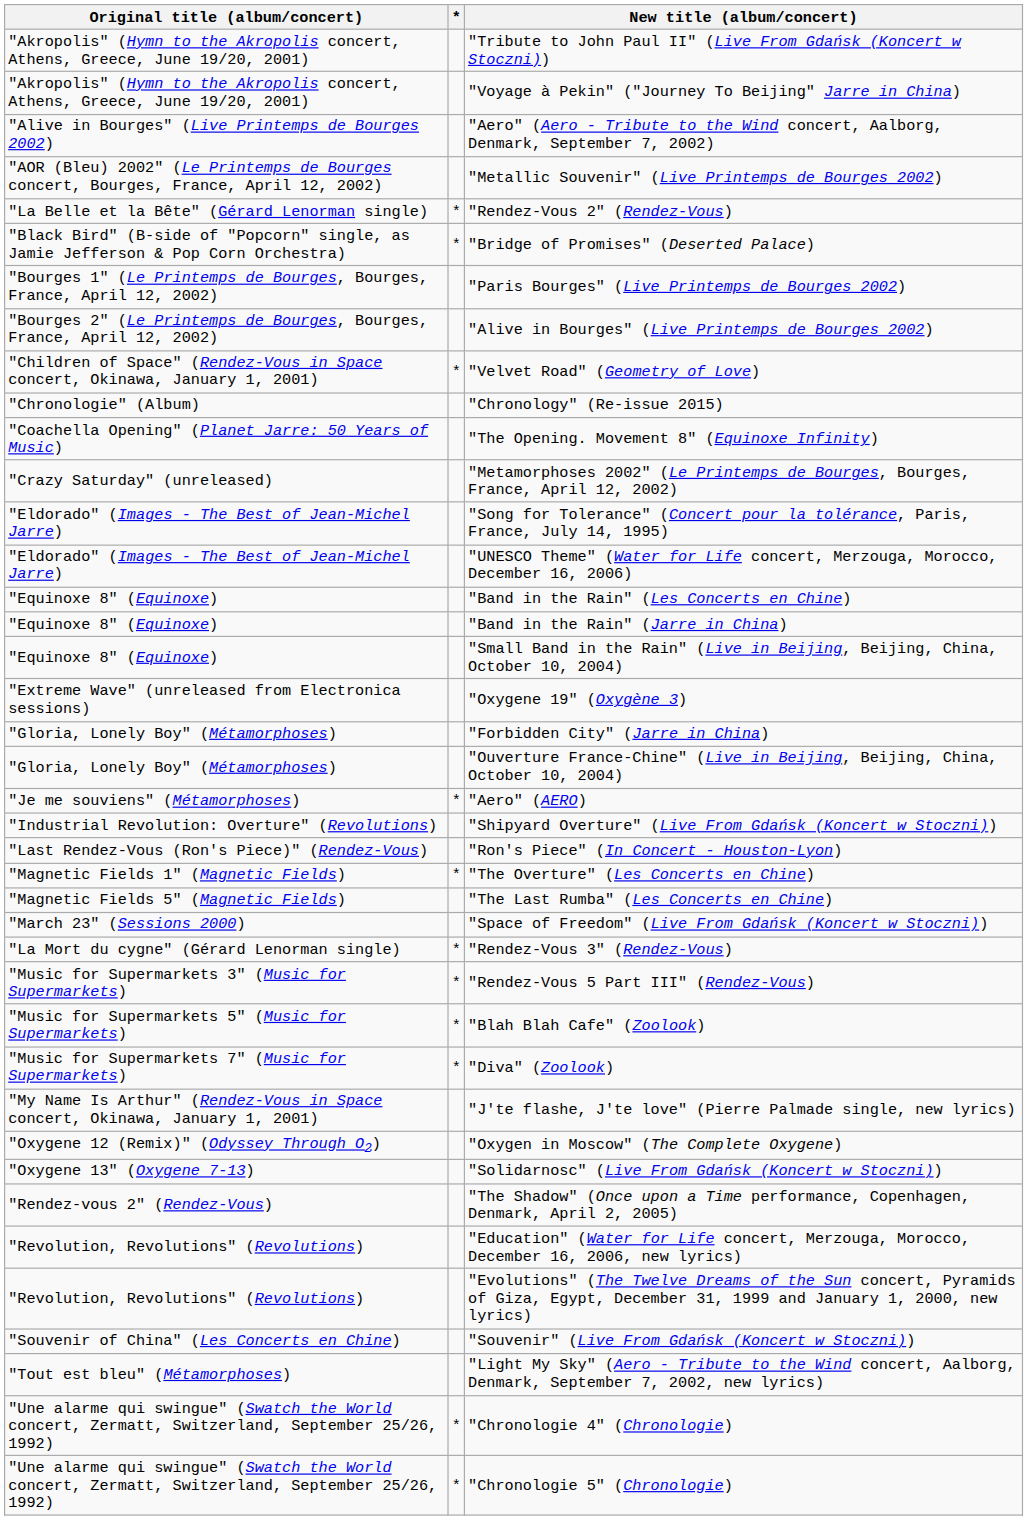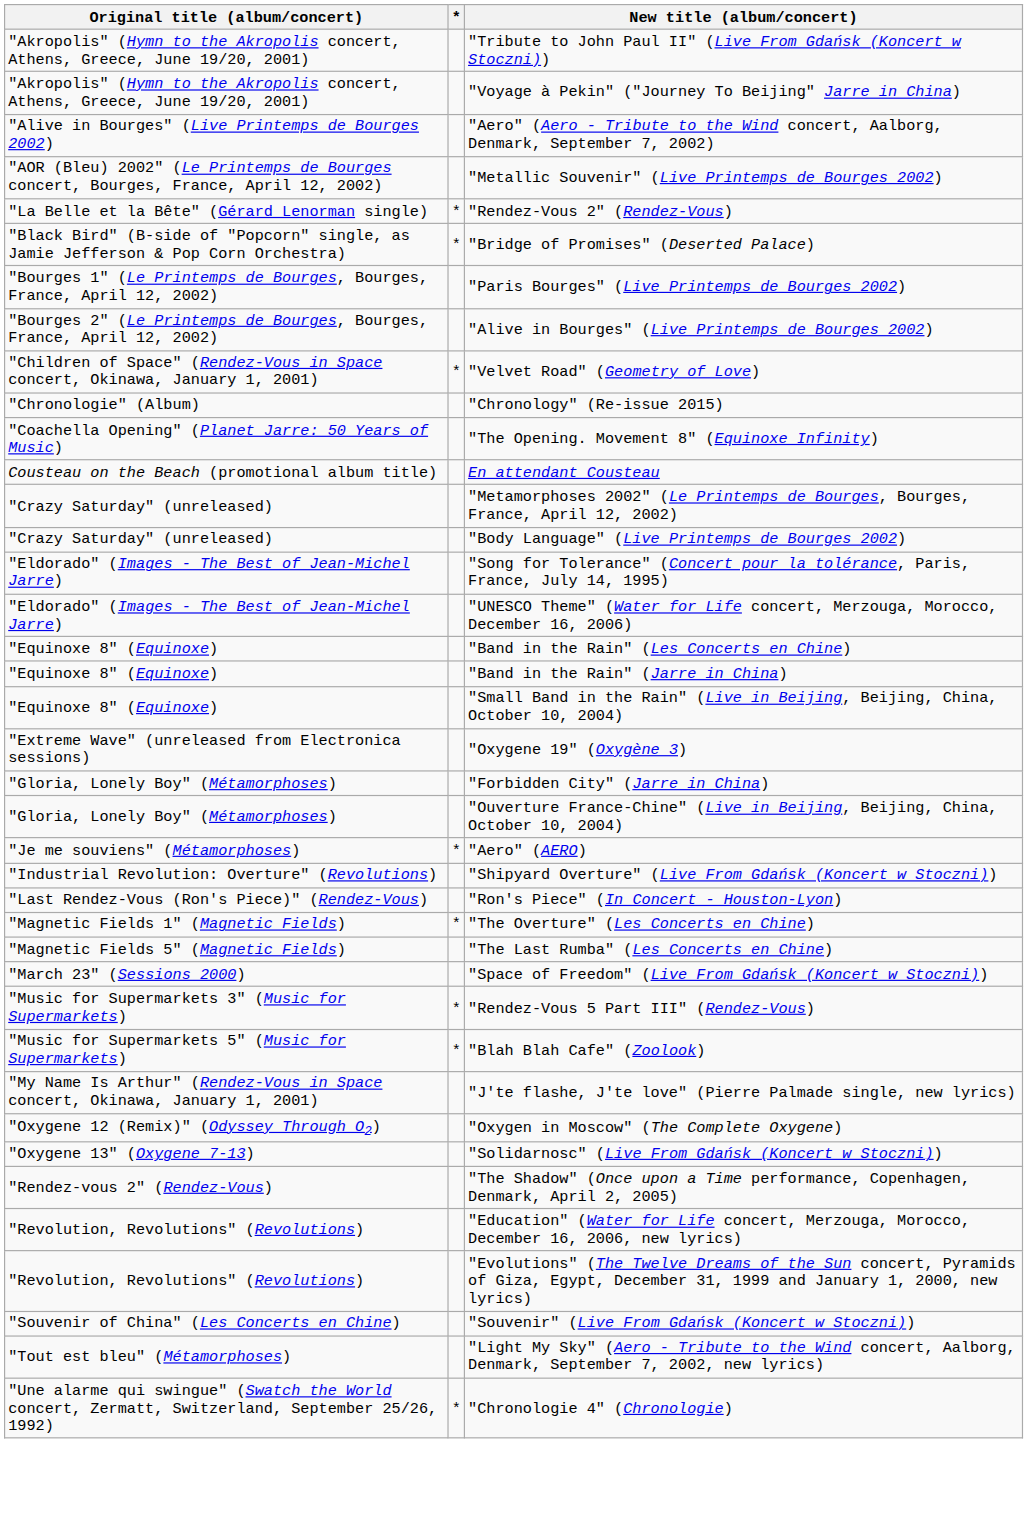+ row: (564, 472)
+ row: (687, 540)
- row: (600, 950)
- row: (541, 1068)
- row: (600, 1485)
